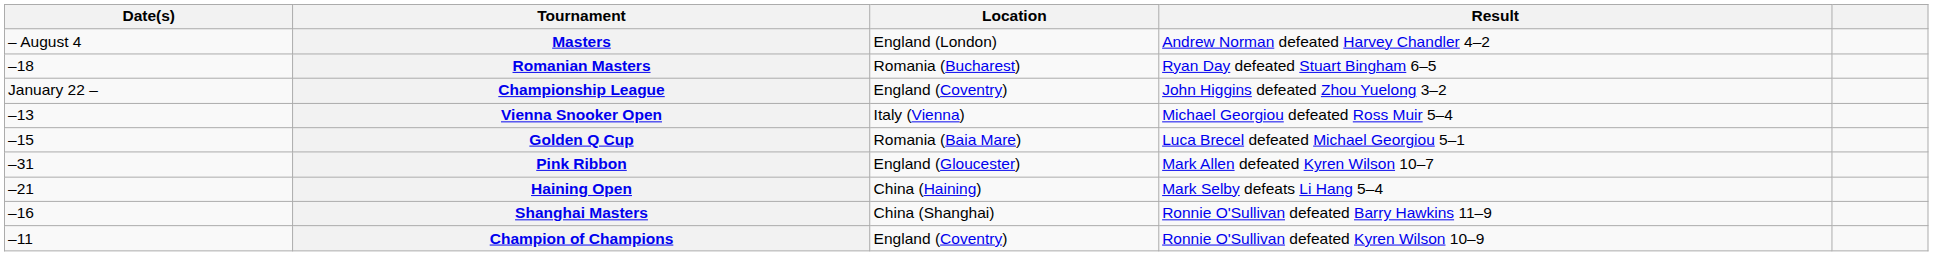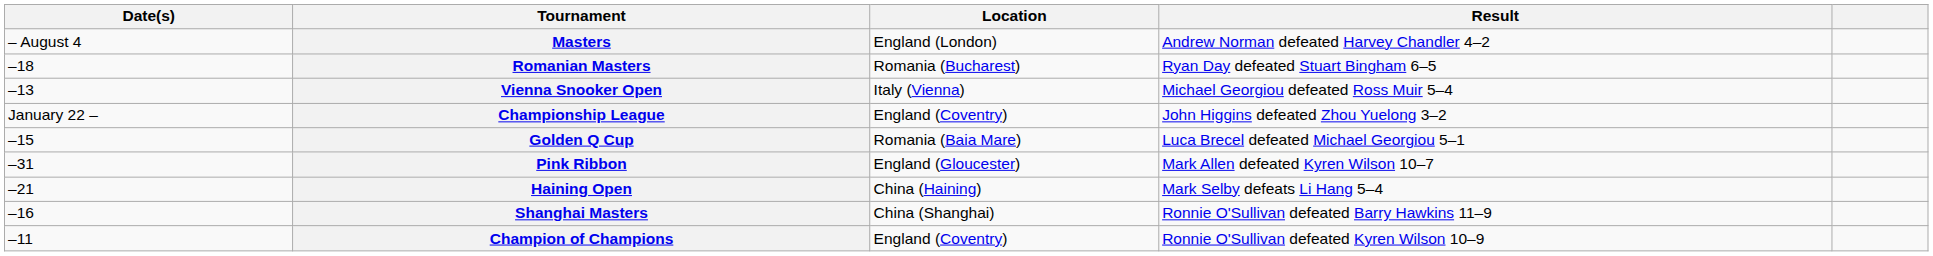rows swapped: (582, 90) <-> (582, 115)
